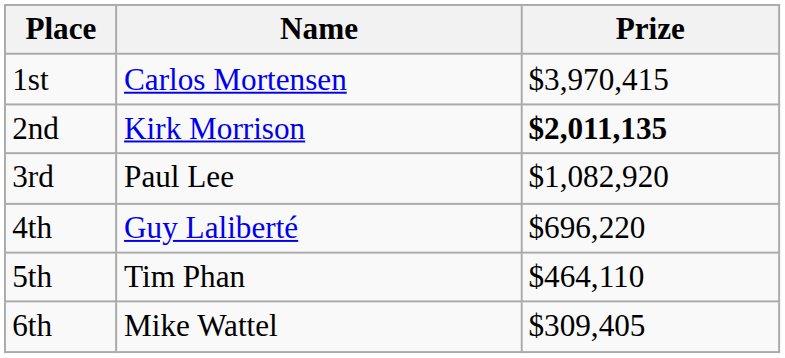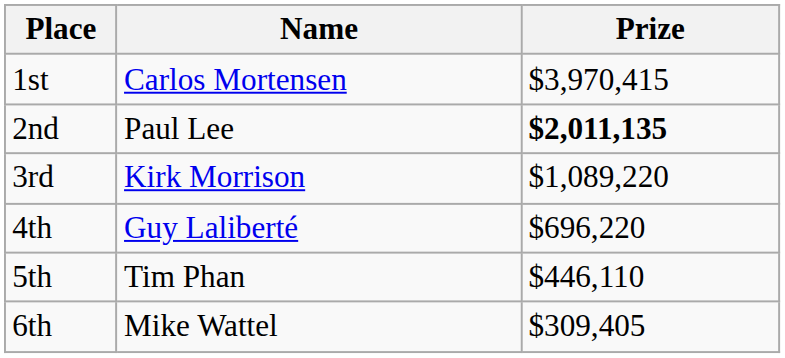(215, 128) Kirk Morrison -> (179, 128) Paul Lee
(179, 177) Paul Lee -> (215, 177) Kirk Morrison
(599, 177) $1,082,920 -> (599, 177) $1,089,220
(586, 276) $464,110 -> (586, 276) $446,110
